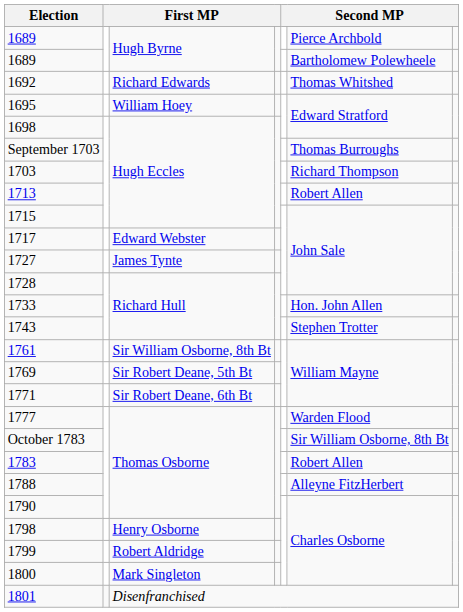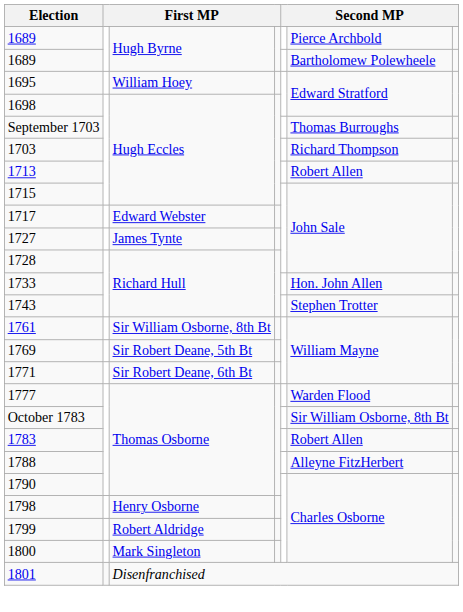- row: (22, 82)
